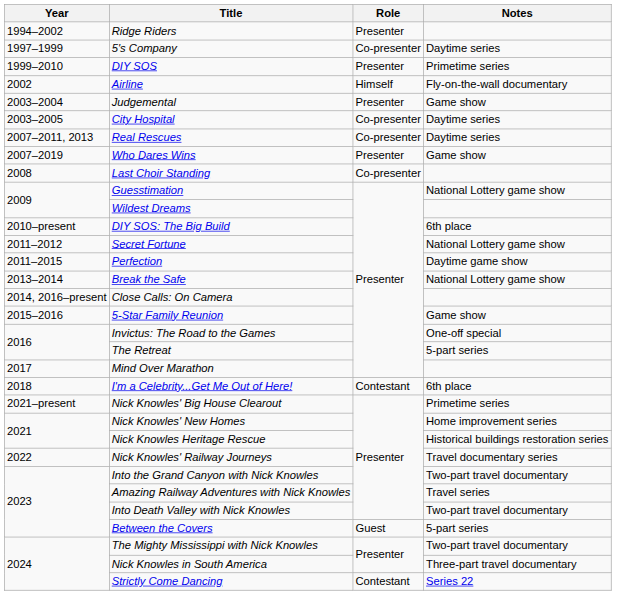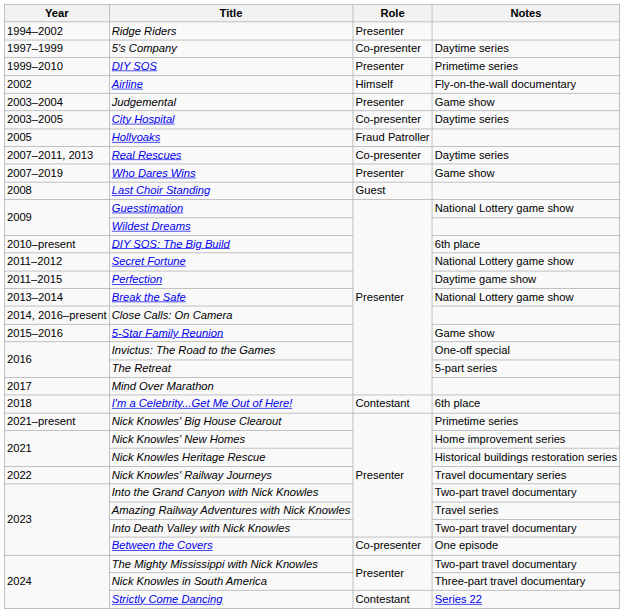+ row: (136, 137)
(388, 173) Co-presenter -> (370, 191) Guest
(370, 528) Guest -> (388, 546) Co-presenter
(457, 528) 5-part series -> (467, 546) One episode
